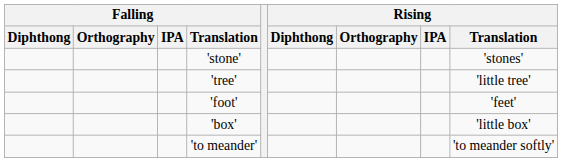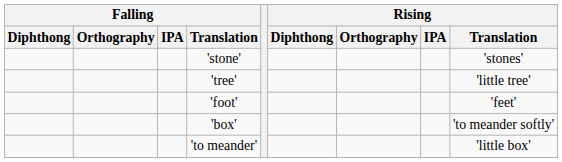(503, 124) 'little box' -> (504, 124) 'to meander softly'
(504, 146) 'to meander softly' -> (503, 146) 'little box'
